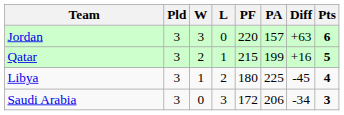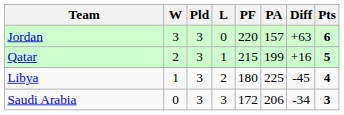columns swapped: (177, 15) <-> (201, 15)
